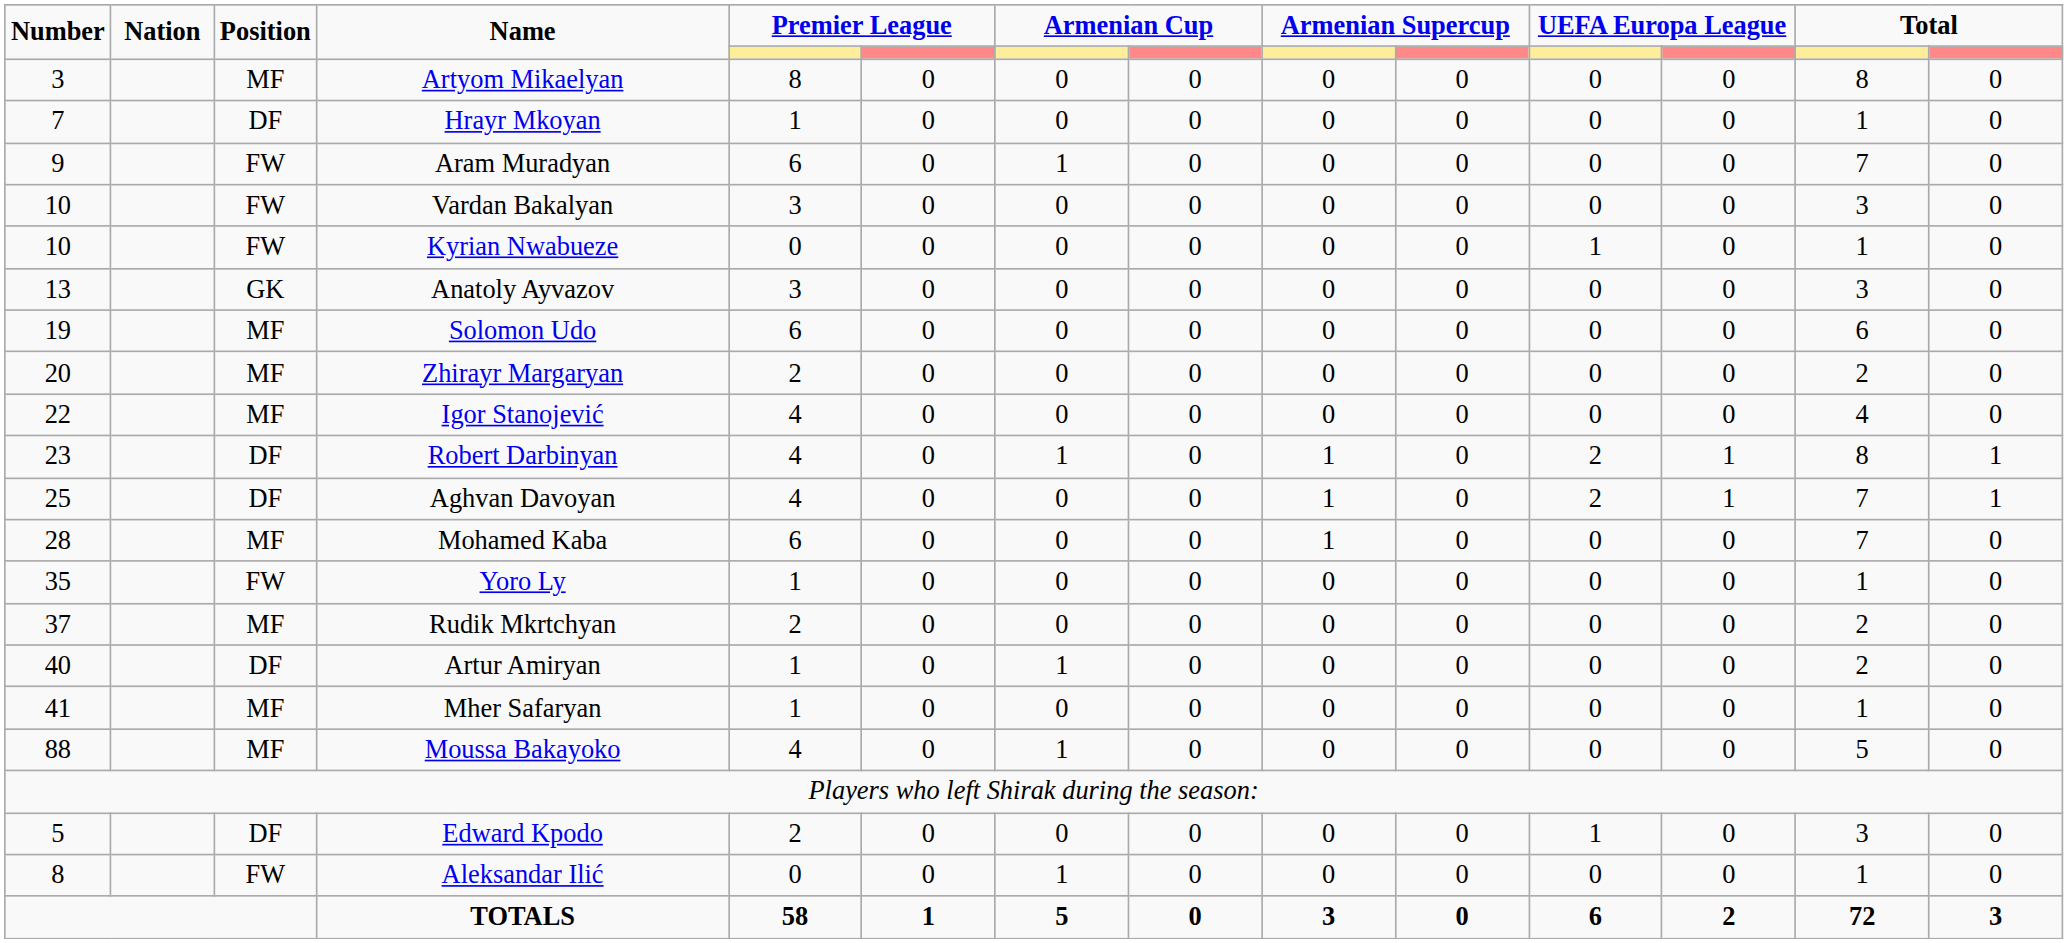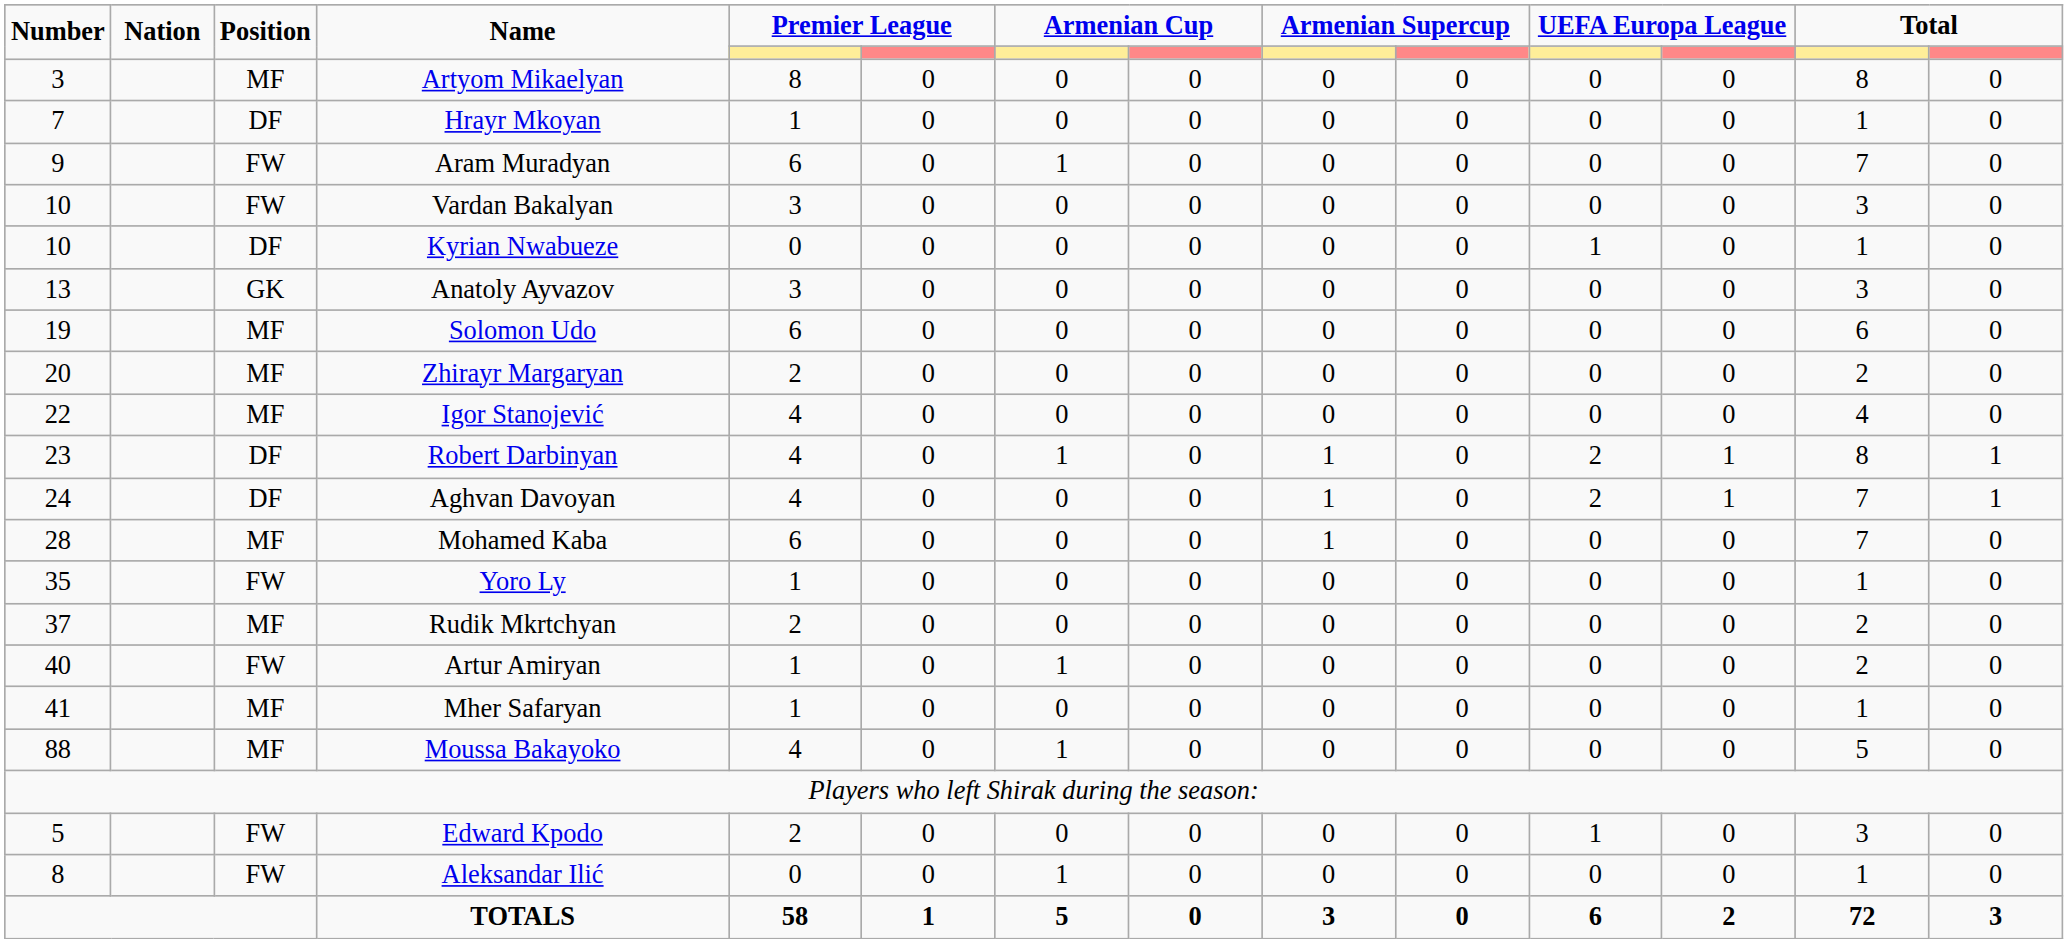(265, 246) FW -> (265, 246) DF
(58, 498) 25 -> (58, 498) 24
(265, 665) DF -> (265, 665) FW
(265, 833) DF -> (265, 833) FW
